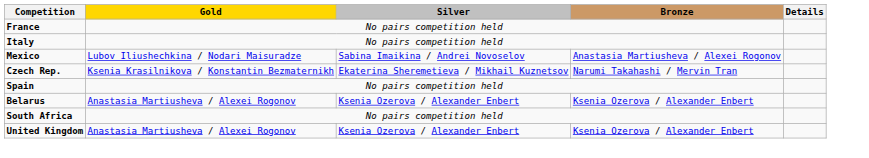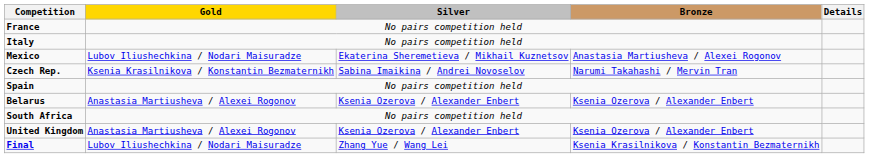(432, 56) Sabina Imaikina / Andrei Novoselov -> (453, 56) Ekaterina Sheremetieva / Mikhail Kuznetsov
(453, 71) Ekaterina Sheremetieva / Mikhail Kuznetsov -> (432, 71) Sabina Imaikina / Andrei Novoselov
+ row: (20, 145)
